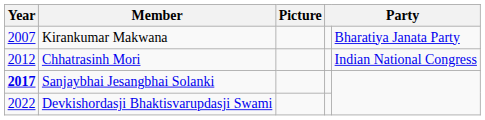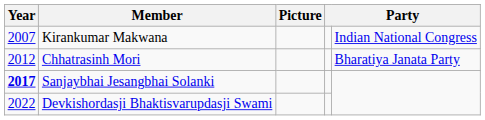(397, 37) Bharatiya Janata Party -> (406, 37) Indian National Congress
(406, 59) Indian National Congress -> (397, 59) Bharatiya Janata Party
